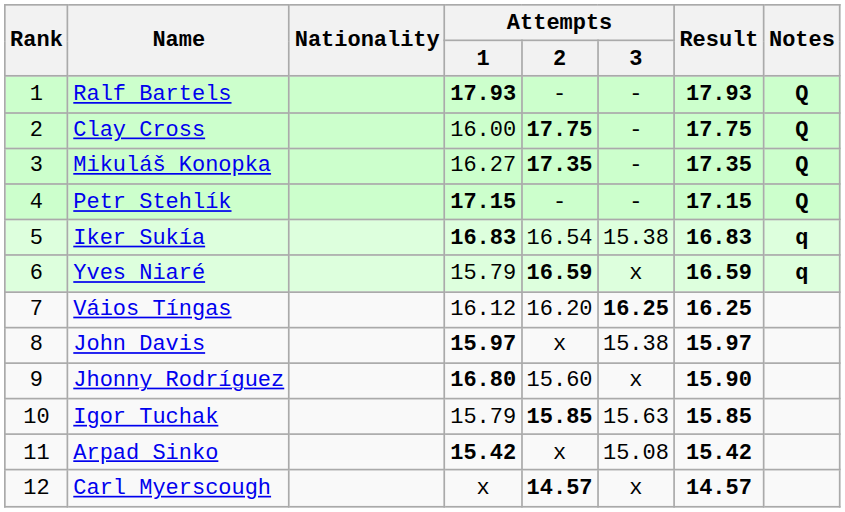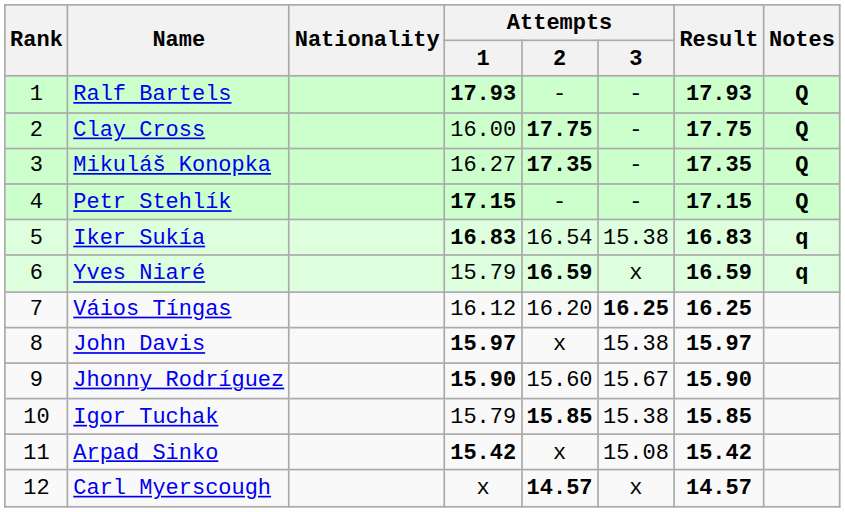(483, 381) 16.80 -> (483, 381) 15.90
(636, 381) x -> (636, 381) 15.67
(636, 417) 15.63 -> (636, 417) 15.38
